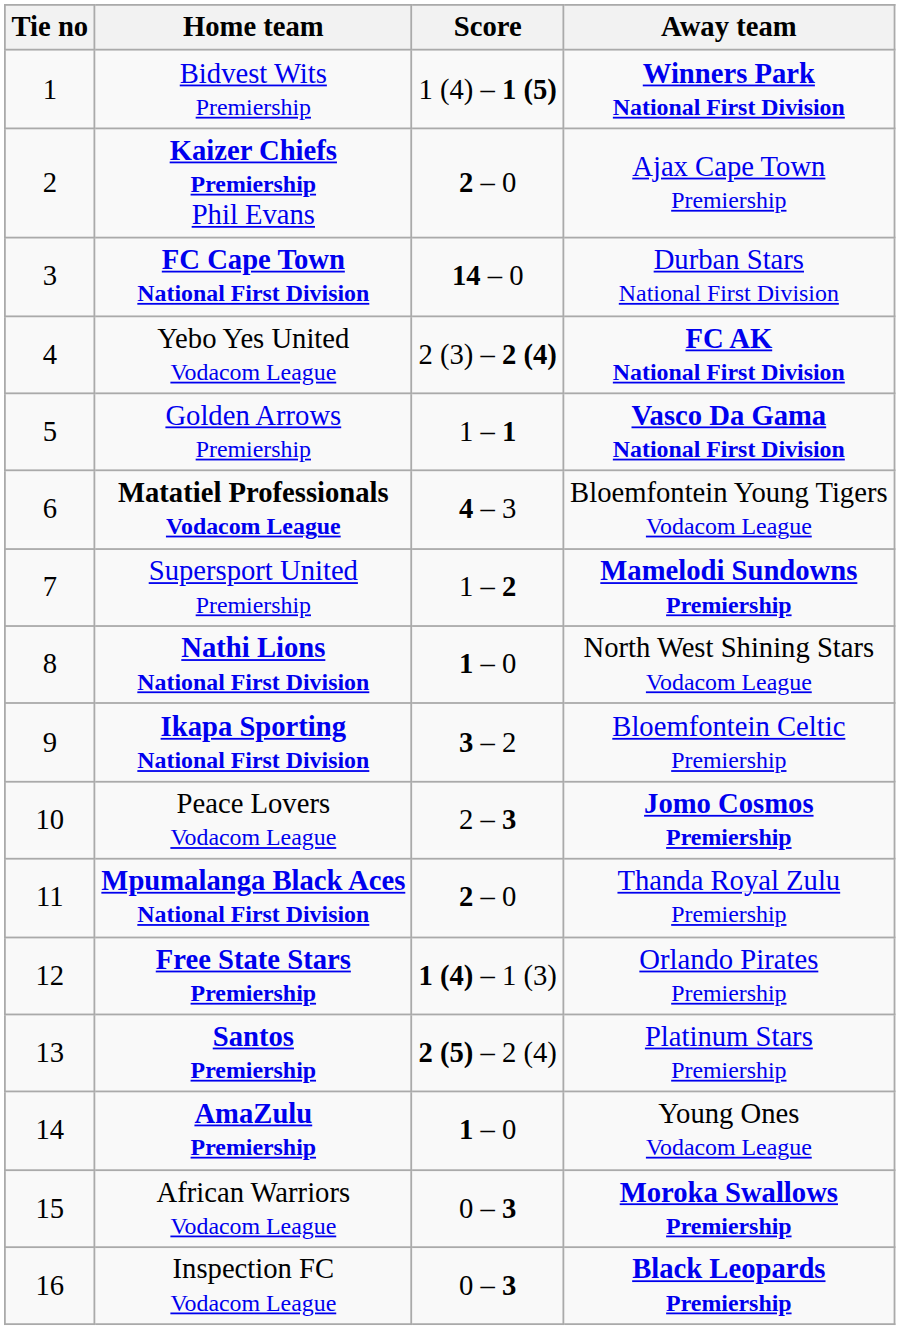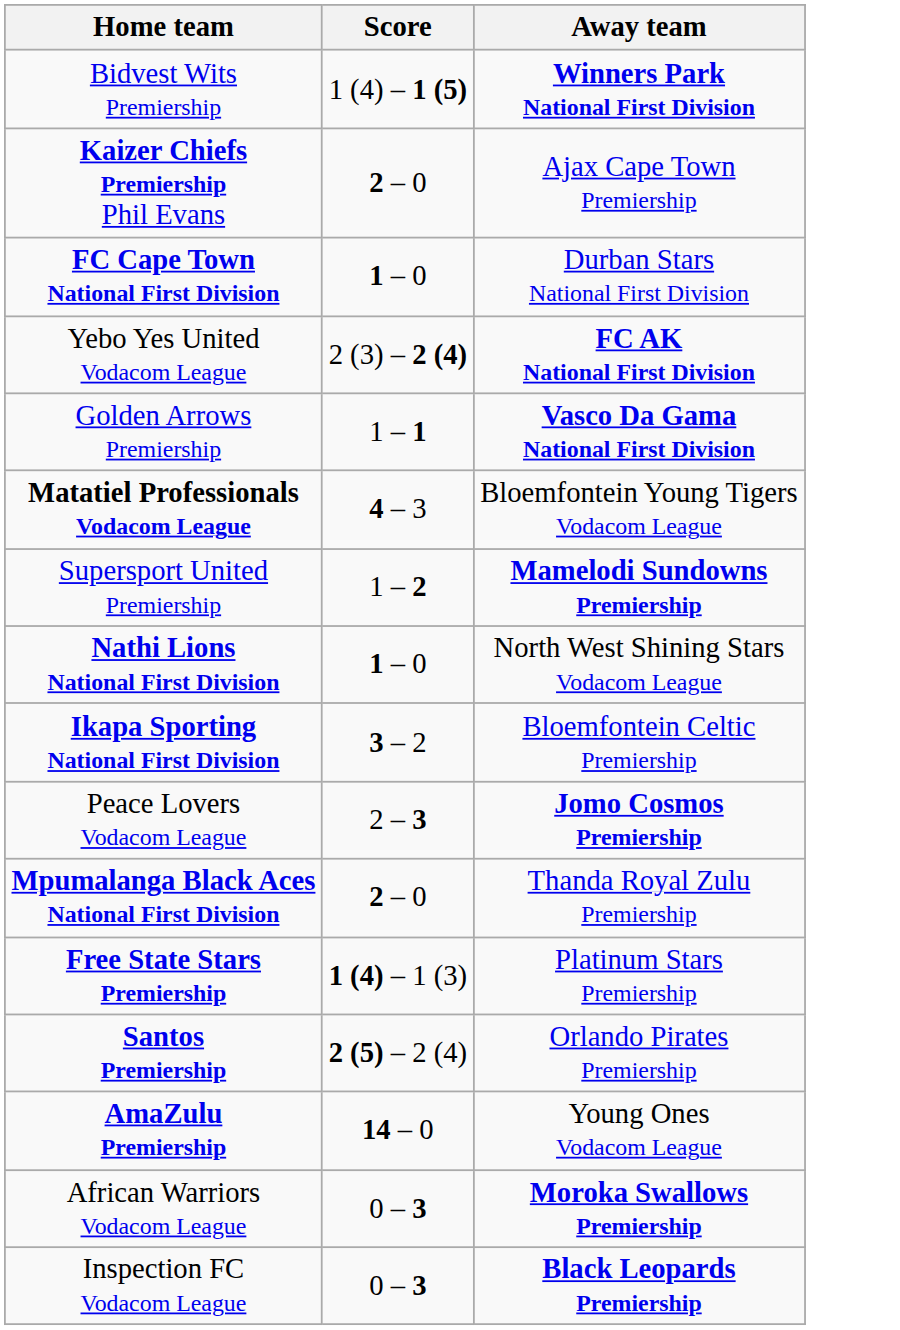- column: (50, 27)
(488, 276) 14 – 0 -> (398, 276) 1 – 0
(729, 975) Orlando Pirates Premiership -> (639, 975) Platinum Stars Premiership
(729, 1052) Platinum Stars Premiership -> (639, 1052) Orlando Pirates Premiership
(488, 1130) 1 – 0 -> (398, 1130) 14 – 0
